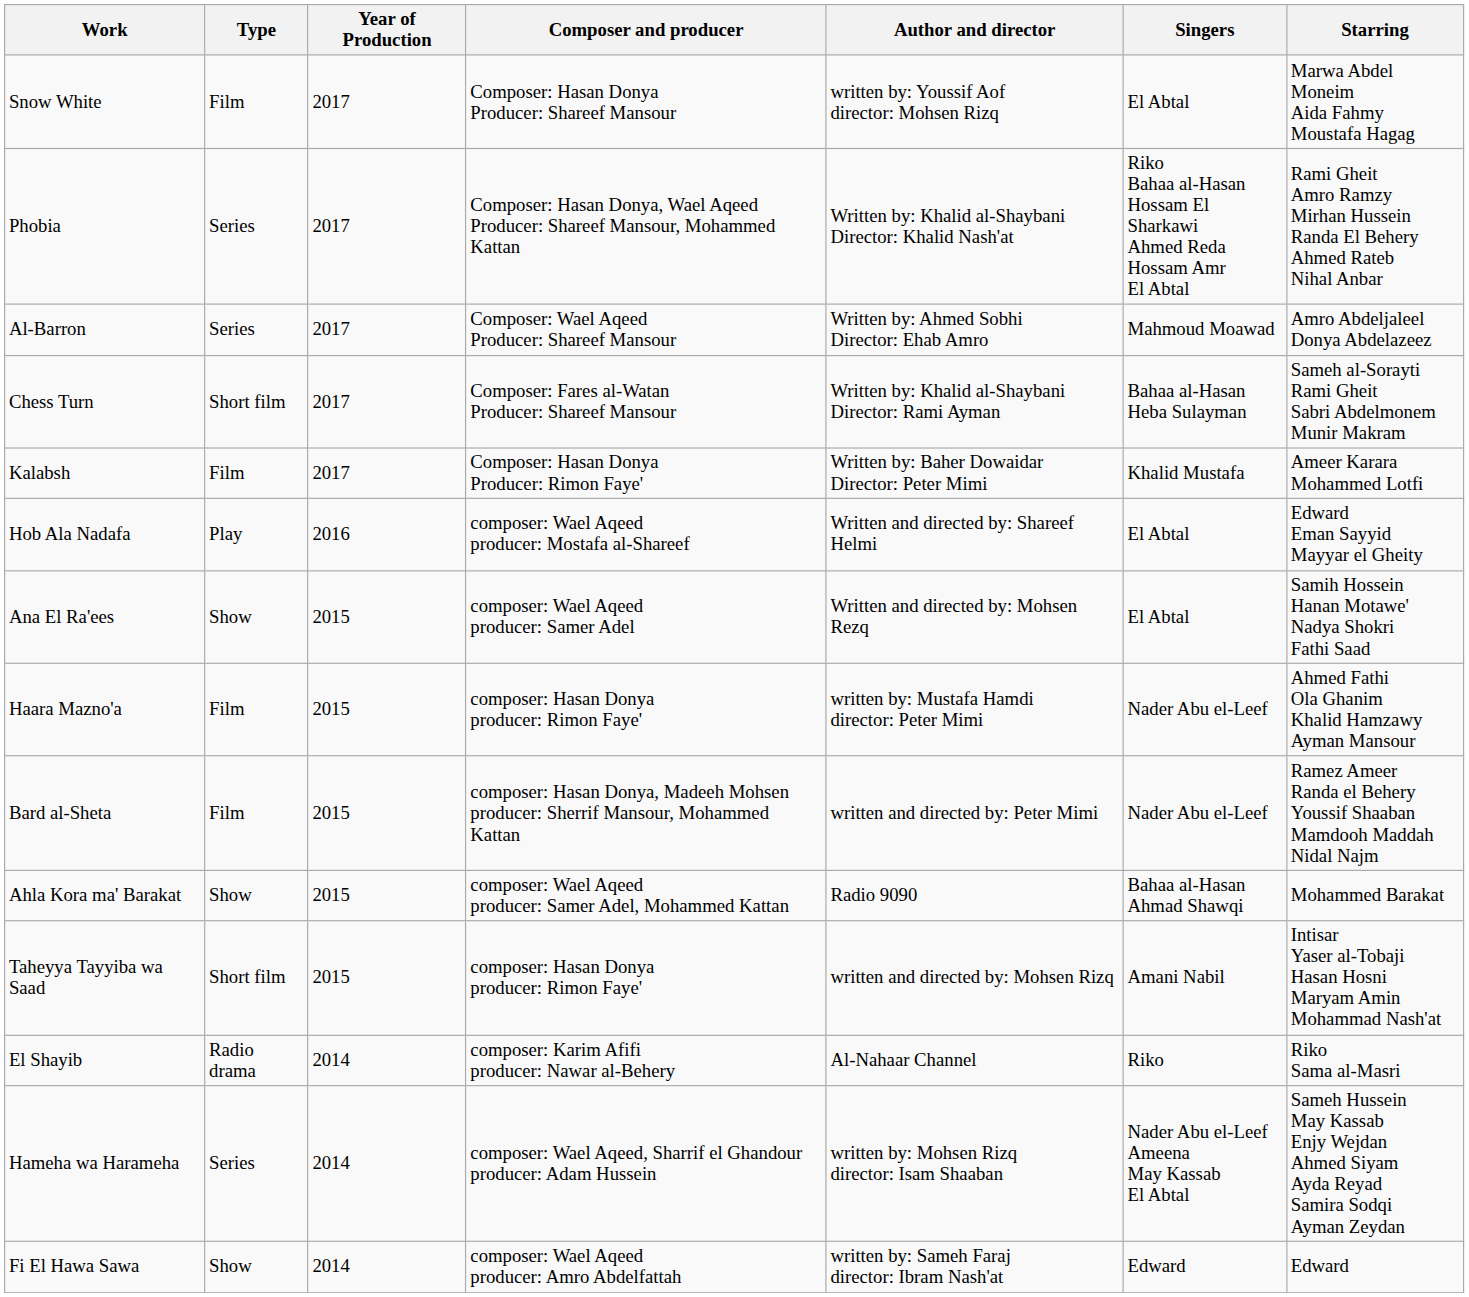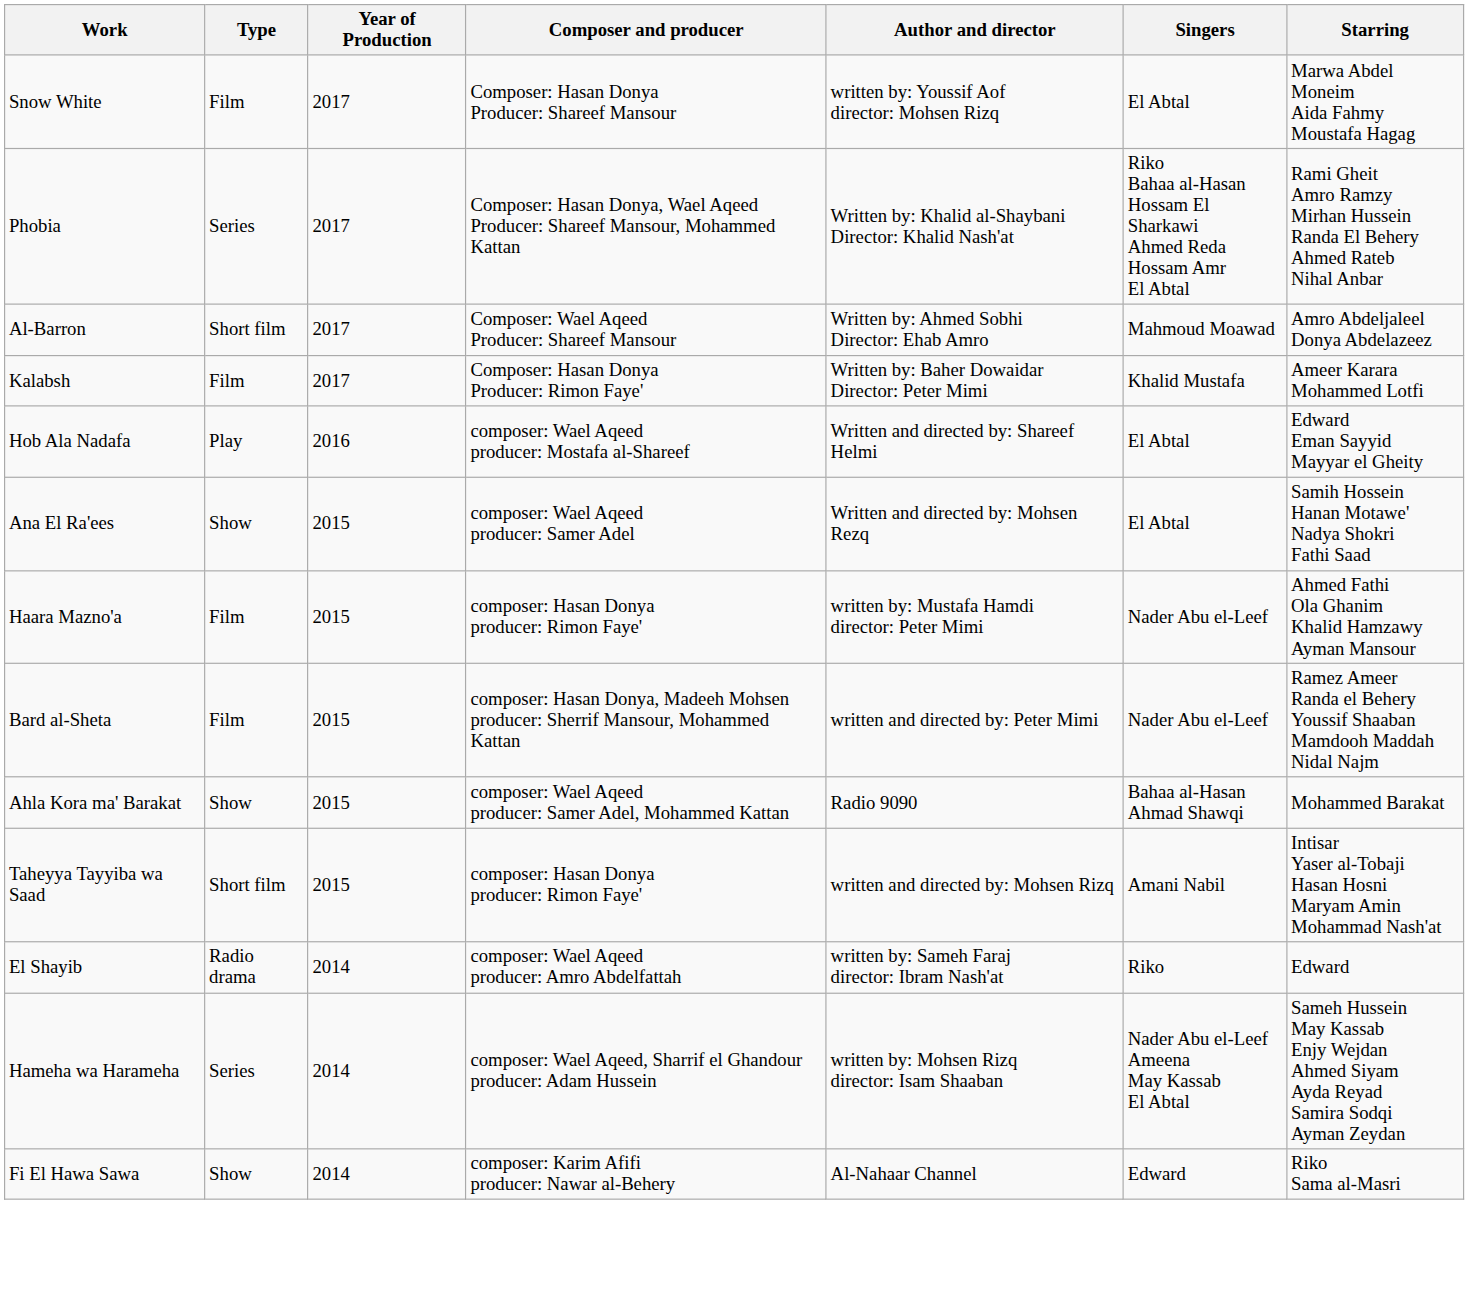(232, 329) Series -> (247, 329) Short film
- row: (51, 401)
(573, 1060) composer: Karim Afifi producer: Nawar al-Behery -> (576, 967) composer: Wael Aqeed producer: Amro Abdelfattah
(903, 1060) Al-Nahaar Channel -> (921, 967) written by: Sameh Faraj director: Ibram Nash'at
(1346, 1060) Riko Sama al-Masri -> (1320, 967) Edward
(576, 1266) composer: Wael Aqeed producer: Amro Abdelfattah -> (573, 1173) composer: Karim Afifi producer: Nawar al-Behery
(921, 1266) written by: Sameh Faraj director: Ibram Nash'at -> (904, 1173) Al-Nahaar Channel
(1320, 1266) Edward -> (1346, 1173) Riko Sama al-Masri
